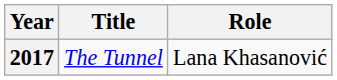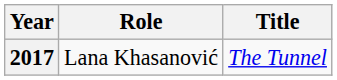columns swapped: (113, 22) <-> (250, 22)
